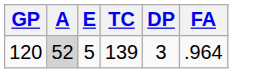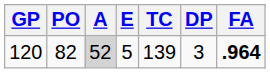+ column: (66, 20)
(203, 51) normal -> (241, 51) bold
